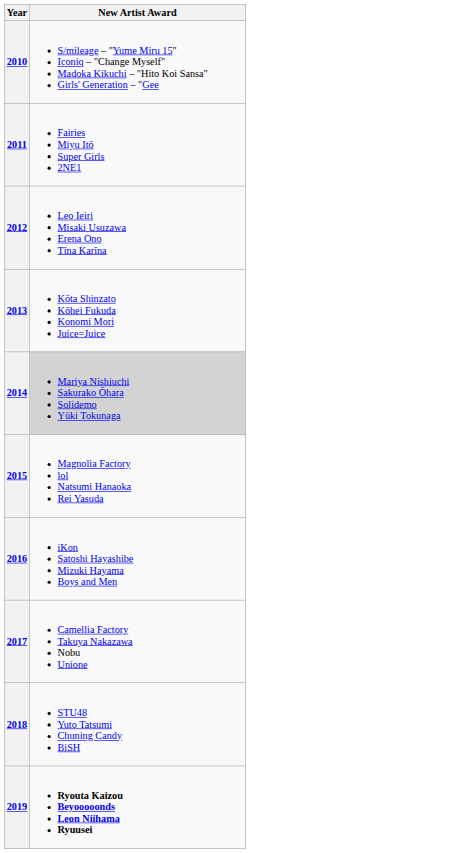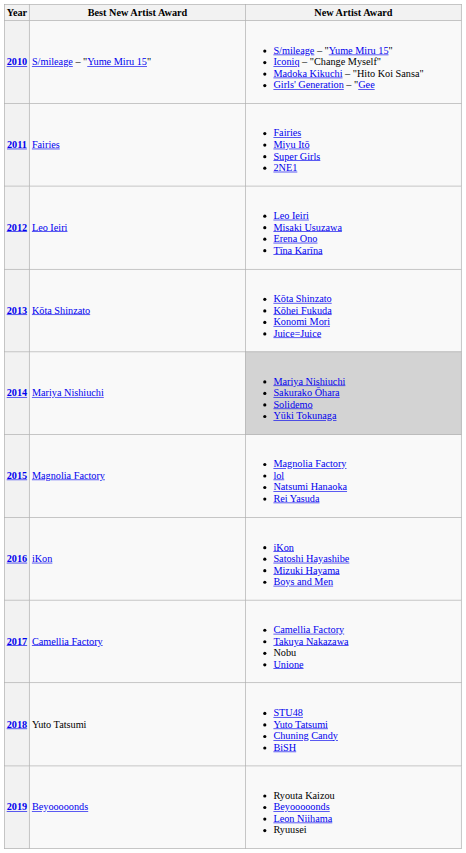+ column: (137, 12)
(137, 813) bold -> (353, 813) normal
